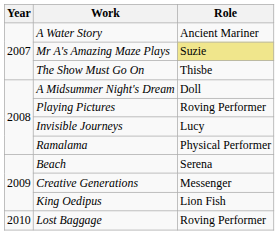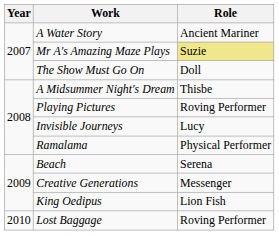(196, 70) Thisbe -> (191, 70) Doll
(191, 88) Doll -> (196, 88) Thisbe
